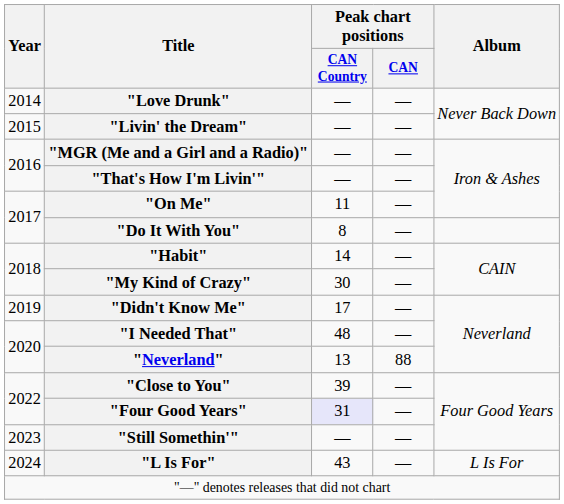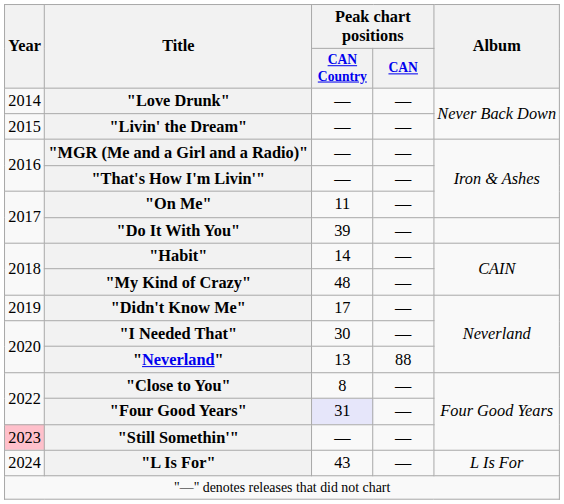(342, 230) 8 -> (342, 230) 39
(342, 281) 30 -> (342, 281) 48
(342, 333) 48 -> (342, 333) 30
(342, 385) 39 -> (342, 385) 8
(25, 437) no background -> (25, 437) pink background
